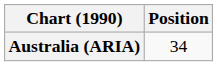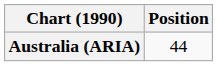(179, 46) 34 -> (179, 46) 44
